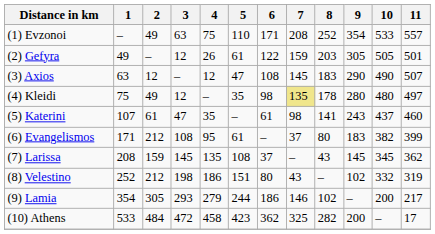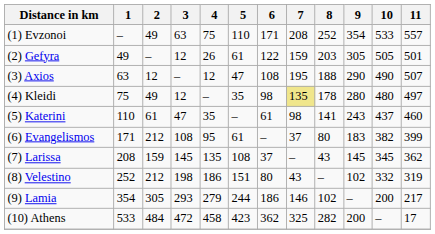(298, 75) 145 -> (298, 75) 195
(327, 75) 183 -> (327, 75) 188
(126, 116) 107 -> (126, 116) 110
